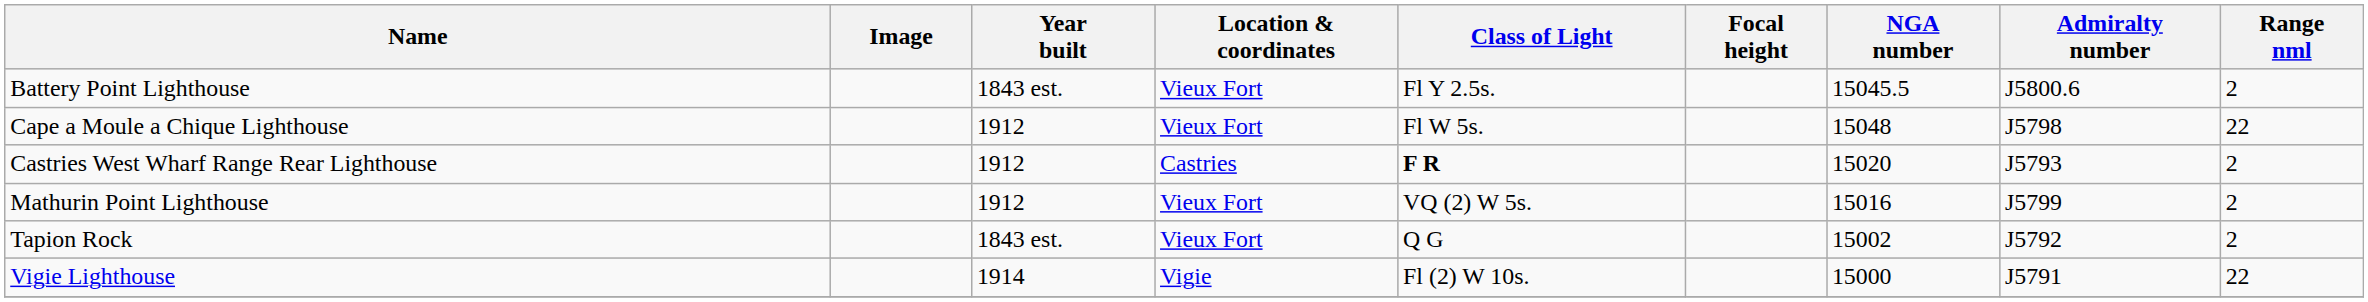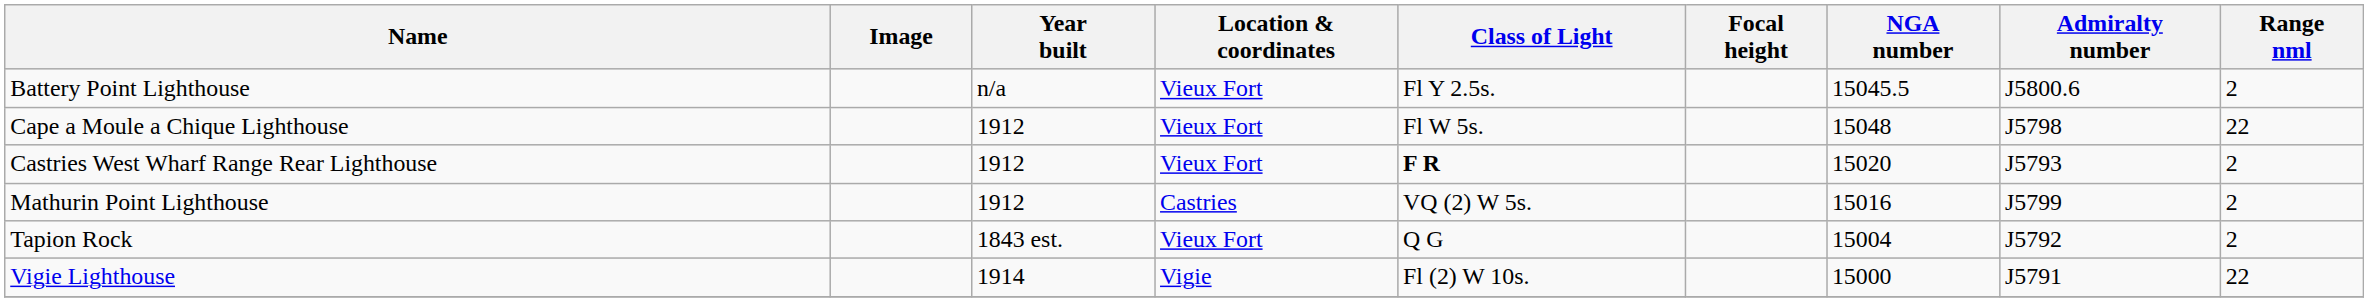(1020, 88) 1843 est. -> (991, 88) n/a
(1198, 163) Castries -> (1211, 163) Vieux Fort
(1211, 201) Vieux Fort -> (1198, 201) Castries
(1862, 239) 15002 -> (1862, 239) 15004
